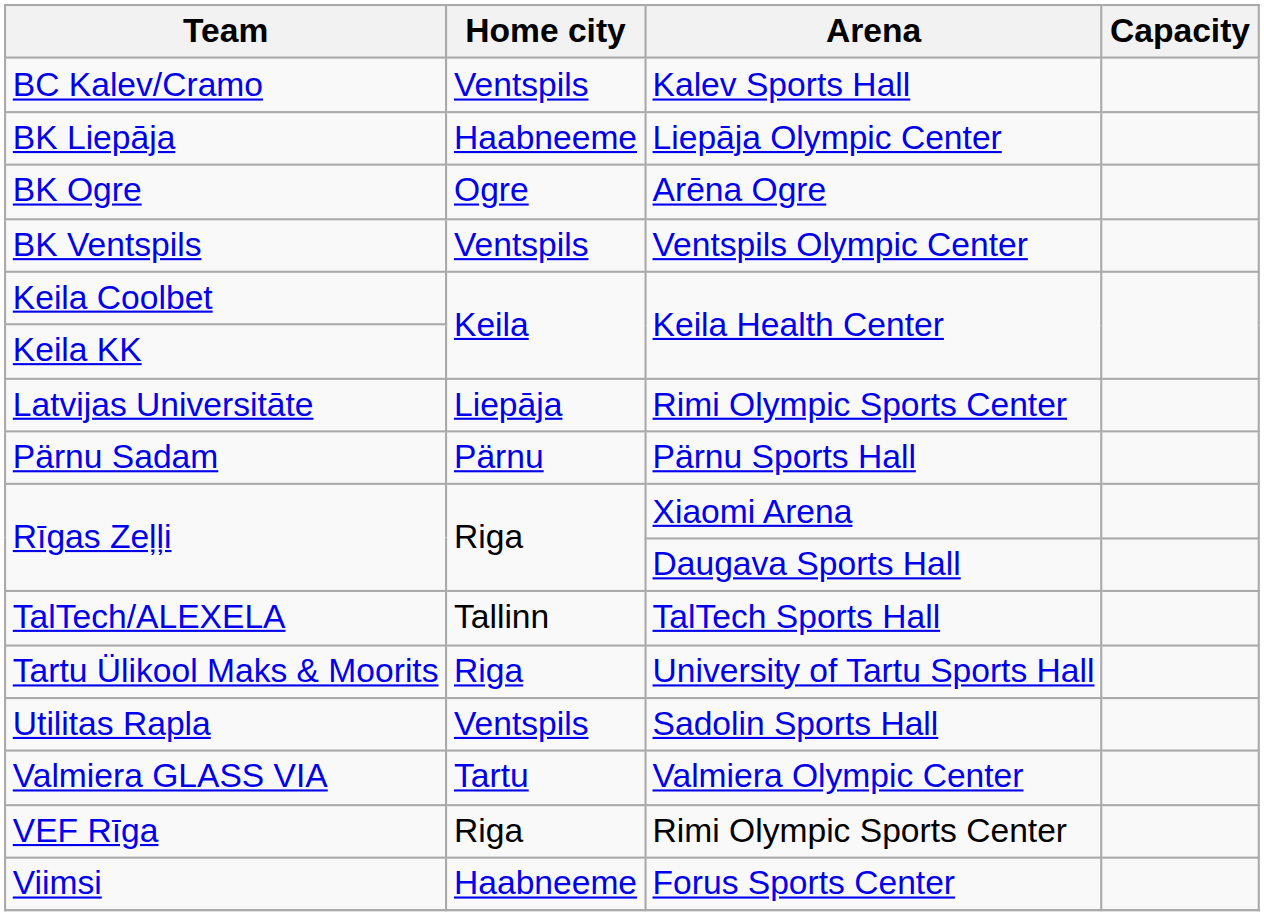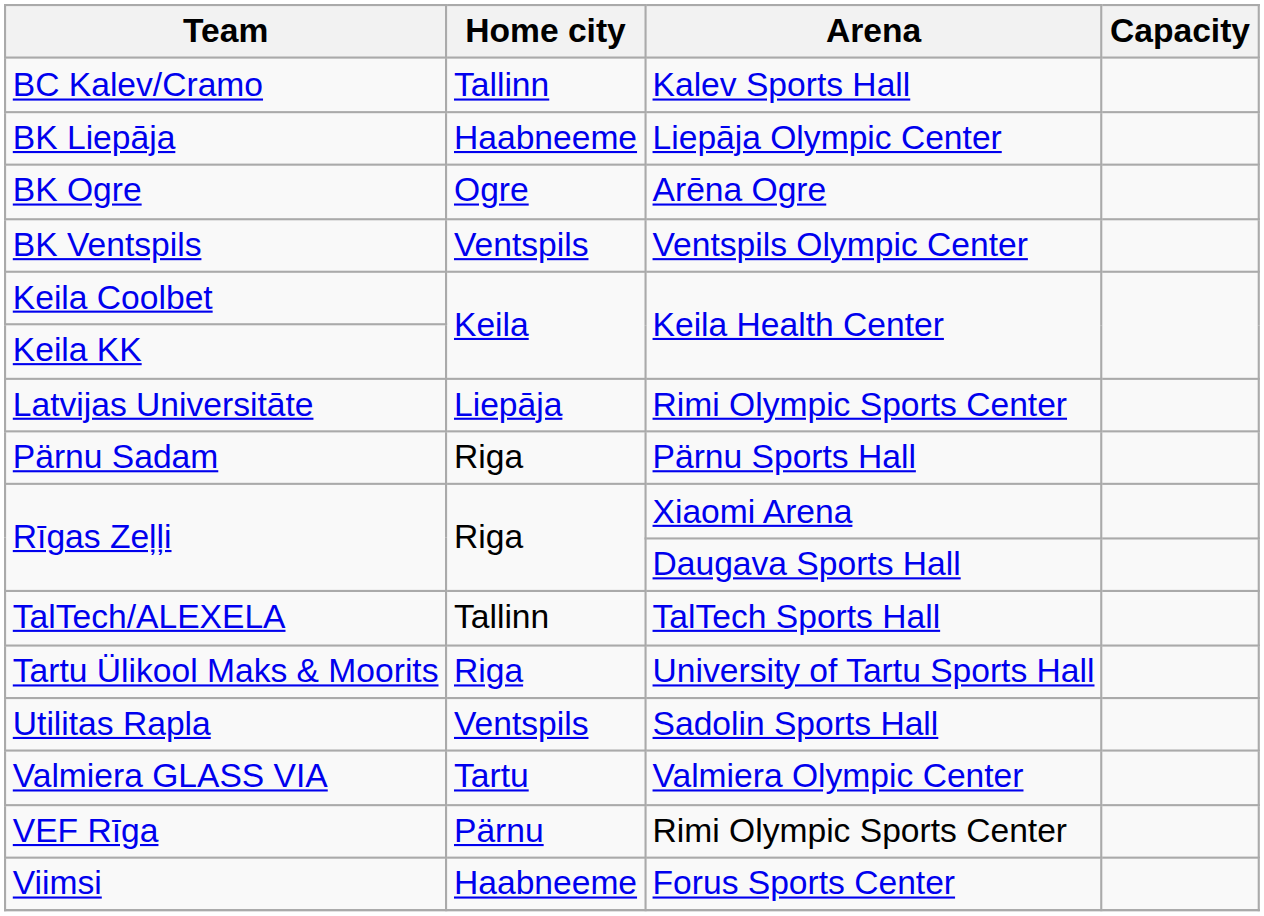(521, 84) Ventspils -> (502, 84) Tallinn
(499, 457) Pärnu -> (489, 457) Riga
(489, 830) Riga -> (499, 830) Pärnu
